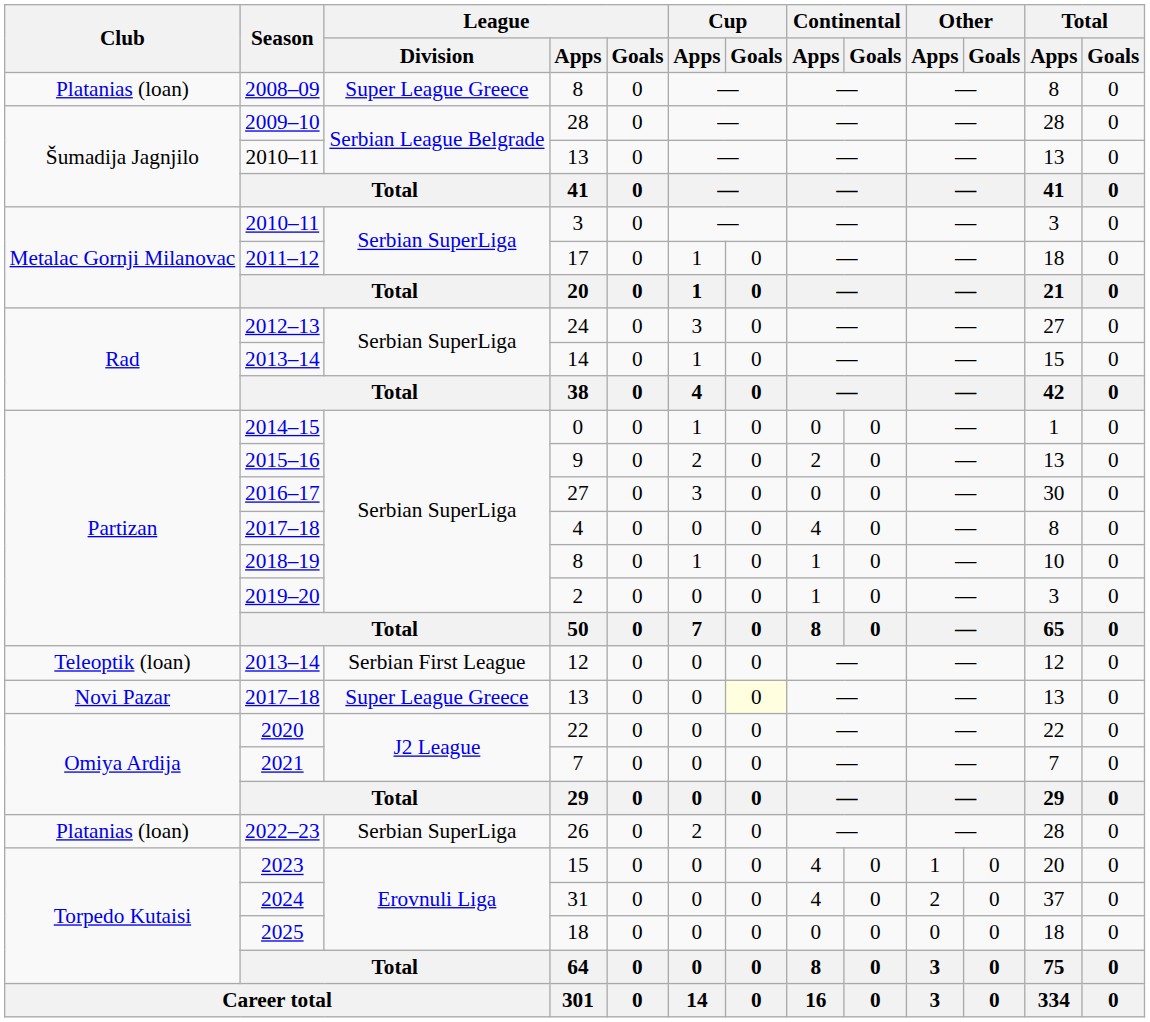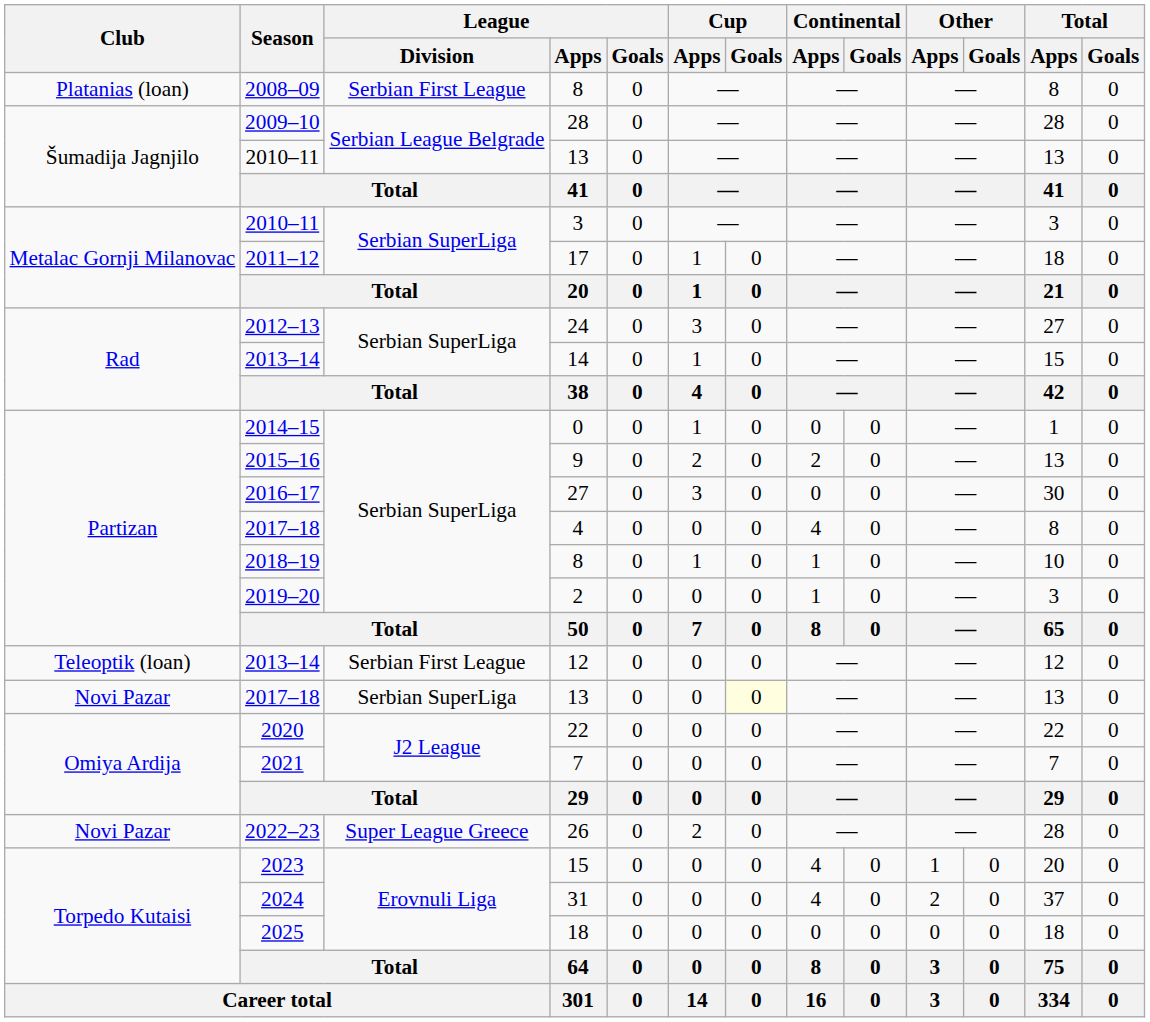(437, 88) Super League Greece -> (437, 88) Serbian First League
(437, 696) Super League Greece -> (437, 696) Serbian SuperLiga
(122, 831) Platanias (loan) -> (122, 831) Novi Pazar
(437, 831) Serbian SuperLiga -> (437, 831) Super League Greece
